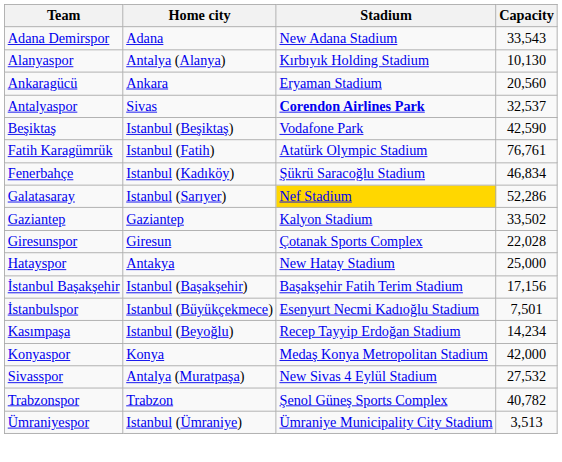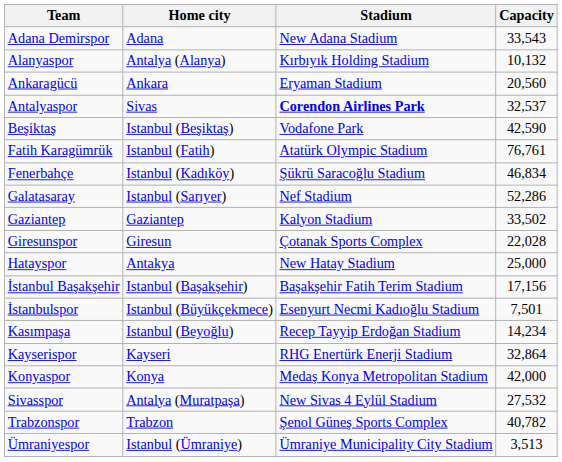(526, 60) 10,130 -> (526, 60) 10,132
(316, 196) gold background -> (316, 196) no background
+ row: (42, 354)
